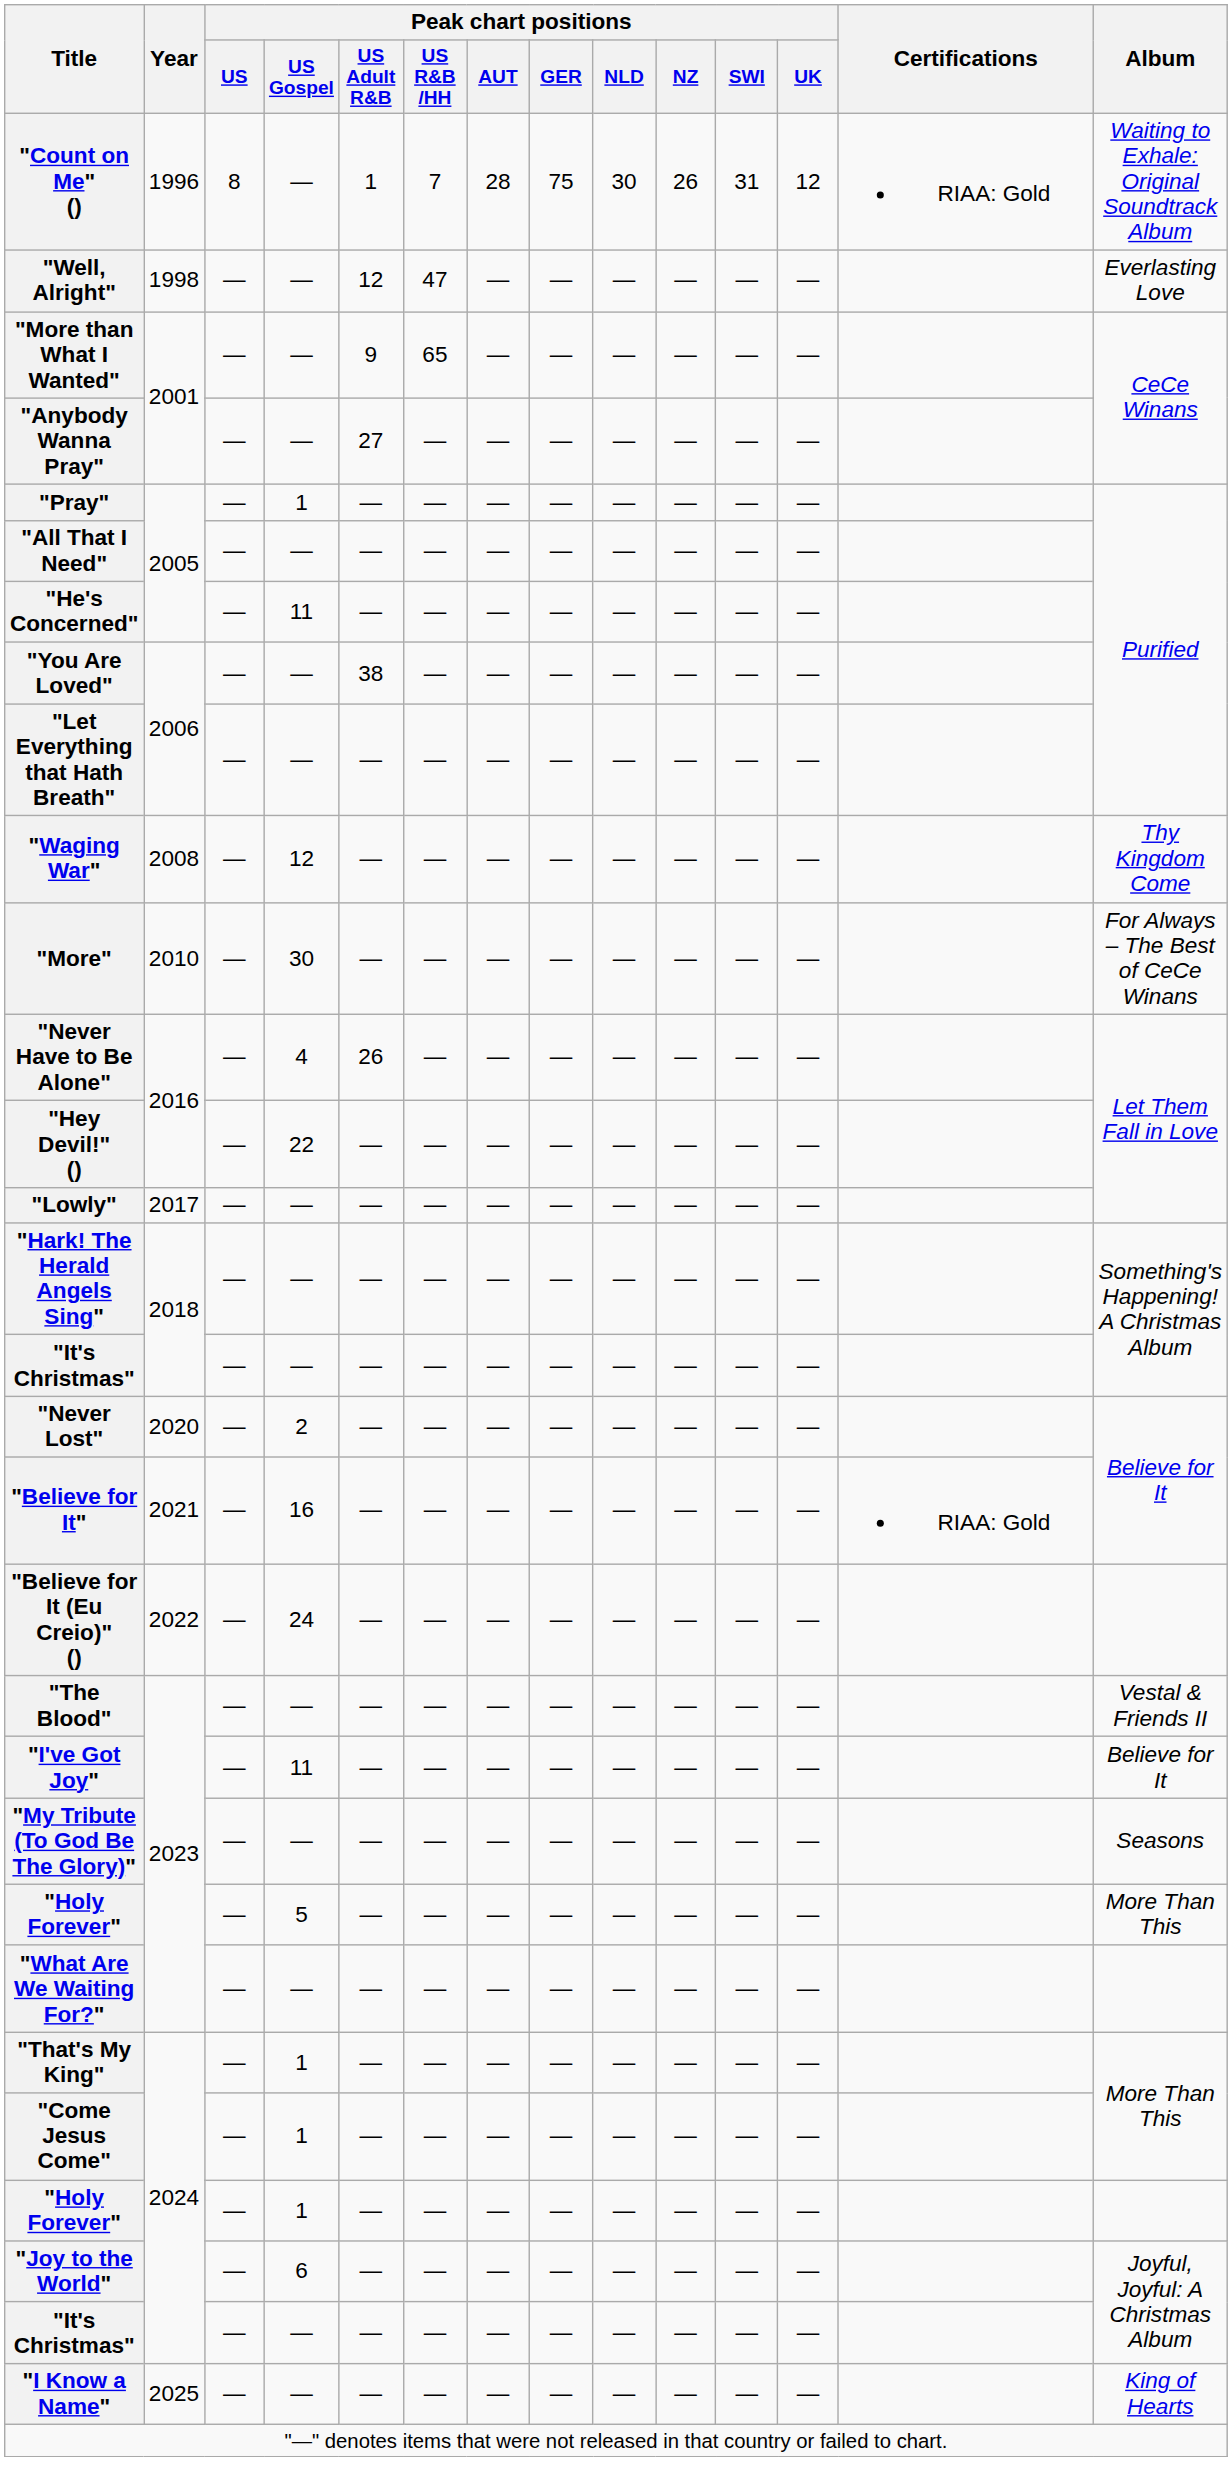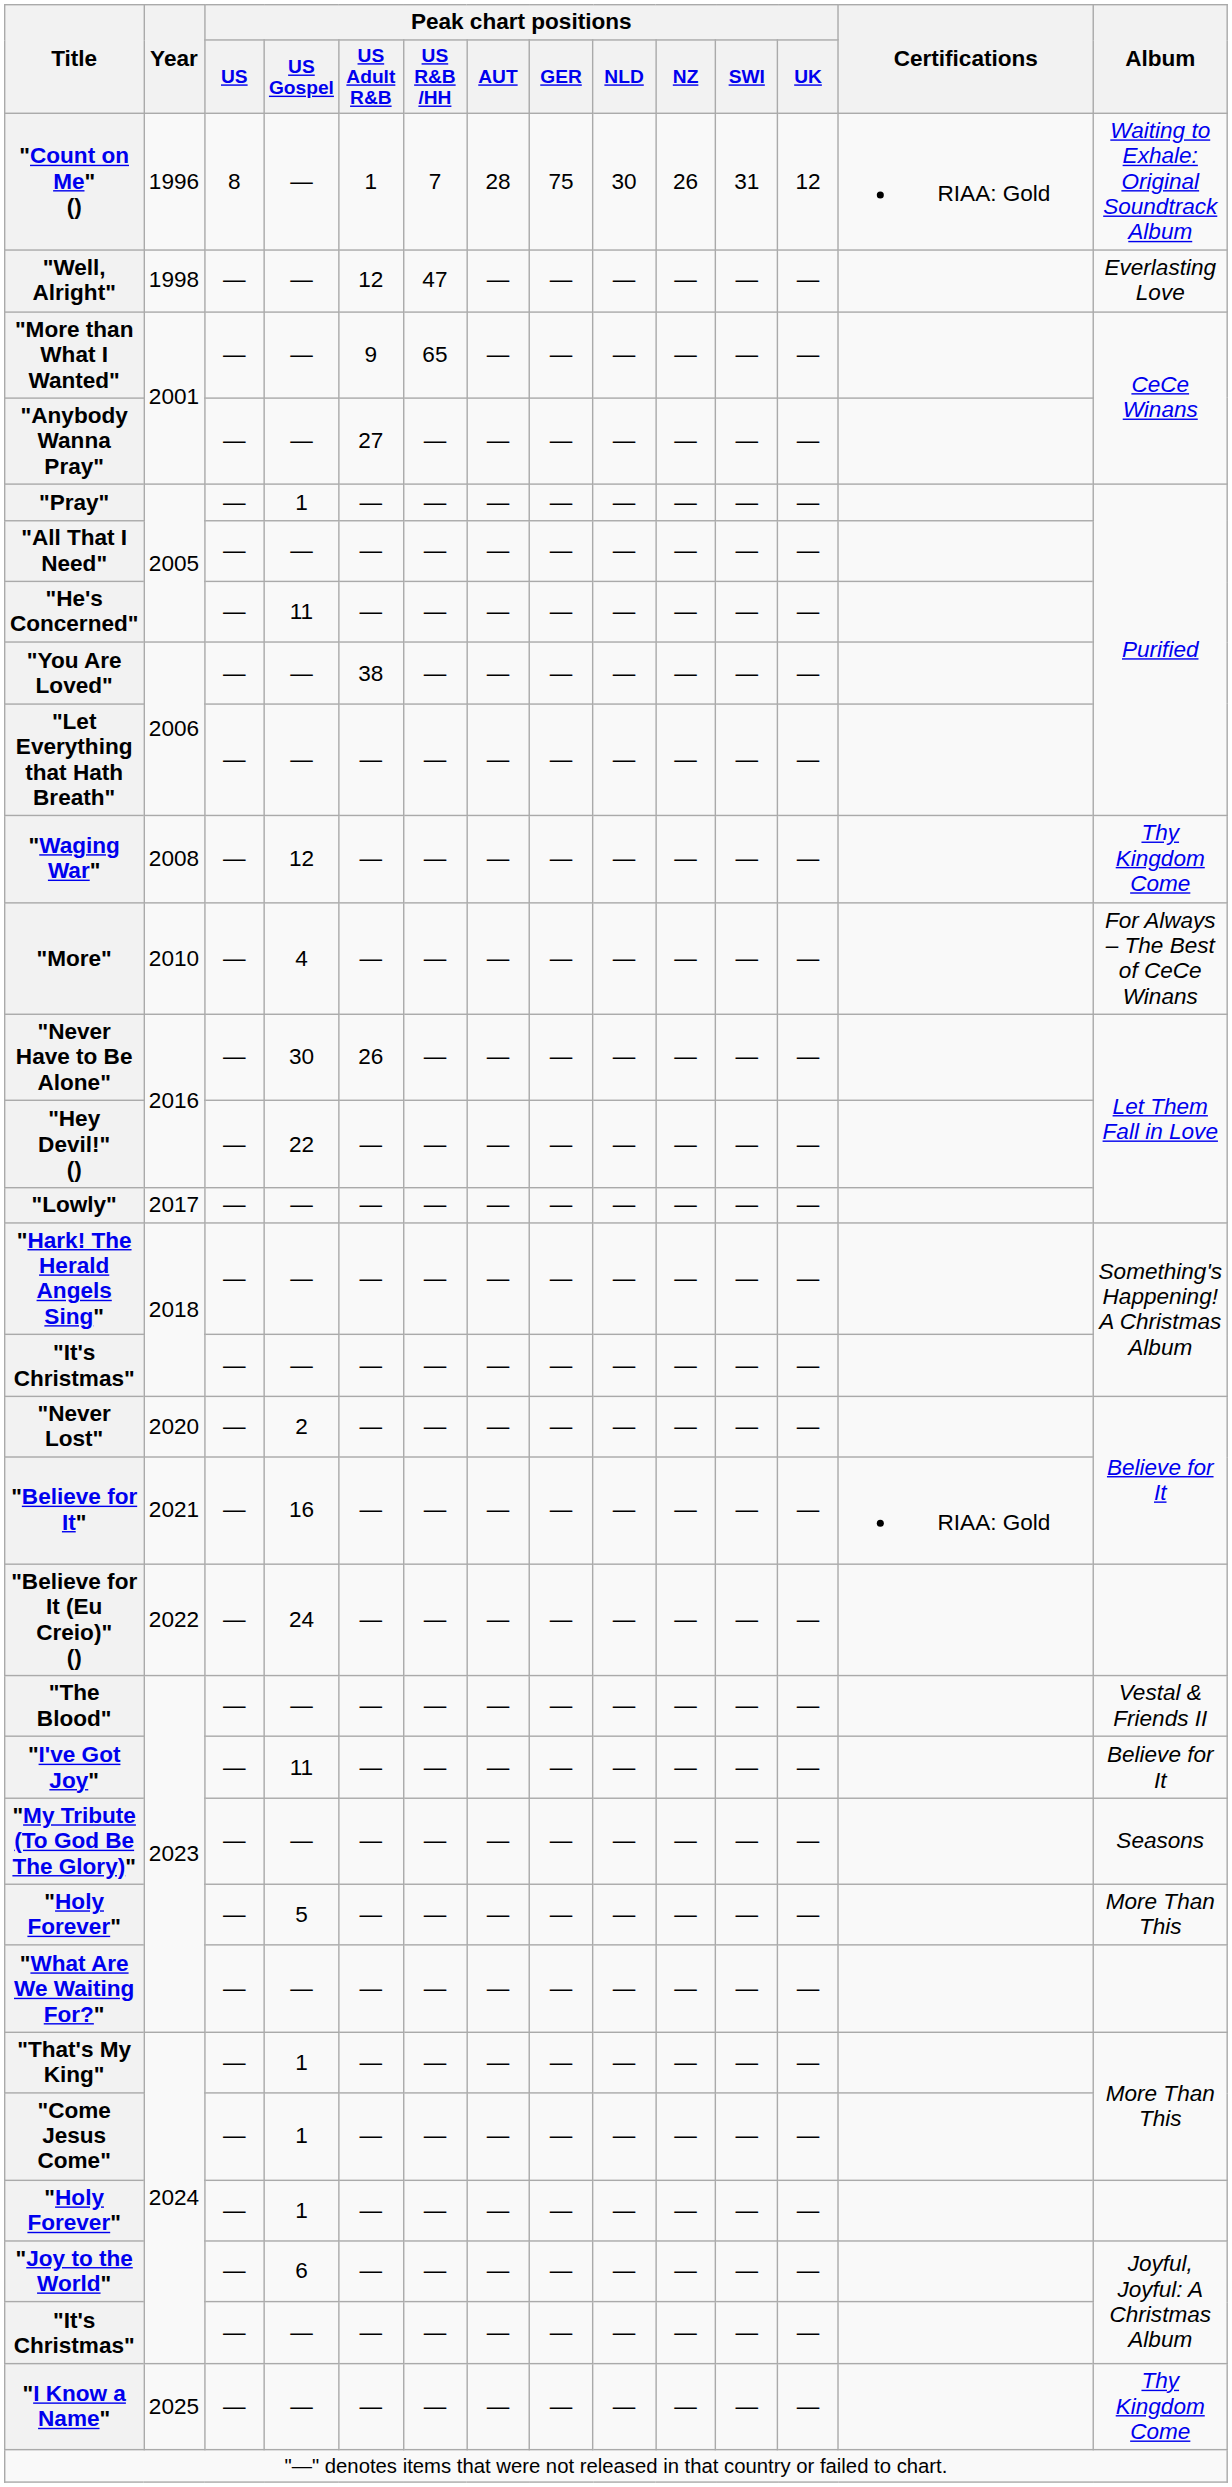(301, 958) 30 -> (301, 958) 4
(301, 1057) 4 -> (301, 1057) 30
(1160, 2393) King of Hearts -> (1160, 2406) Thy Kingdom Come
